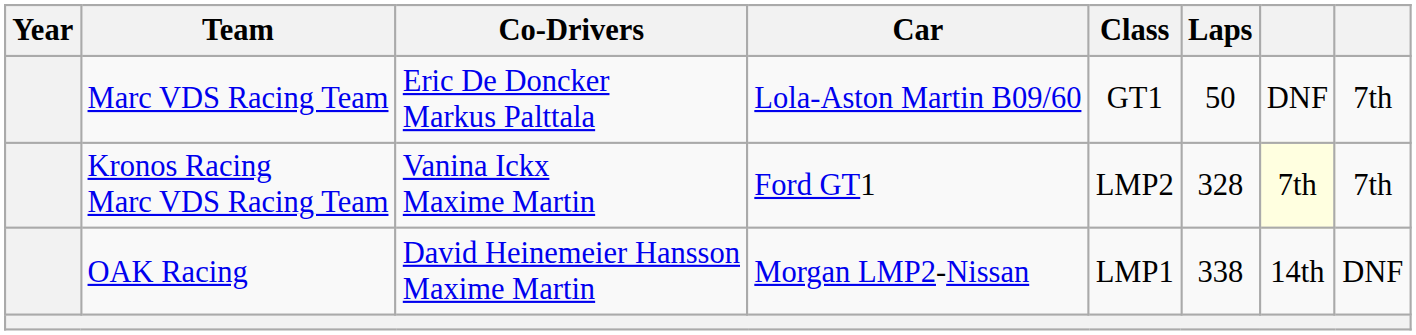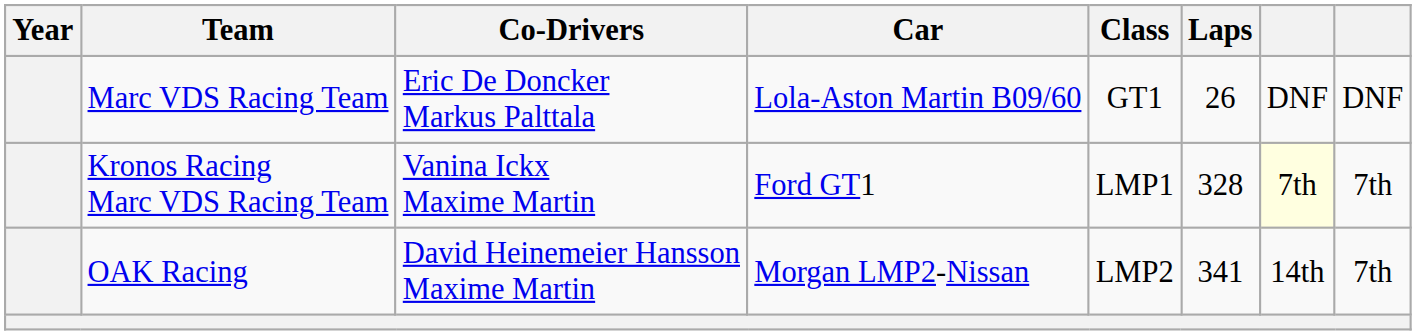(1220, 98) 50 -> (1220, 98) 26
(1373, 98) 7th -> (1373, 98) DNF
(1135, 184) LMP2 -> (1135, 184) LMP1
(1135, 271) LMP1 -> (1135, 271) LMP2
(1220, 271) 338 -> (1220, 271) 341
(1373, 271) DNF -> (1373, 271) 7th
